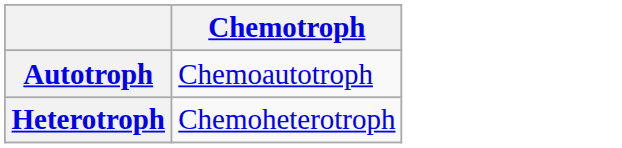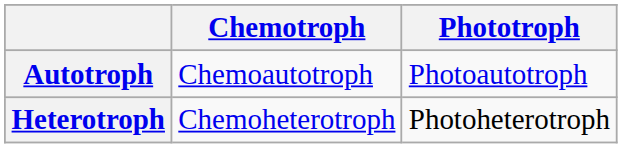+ column: (509, 27)
